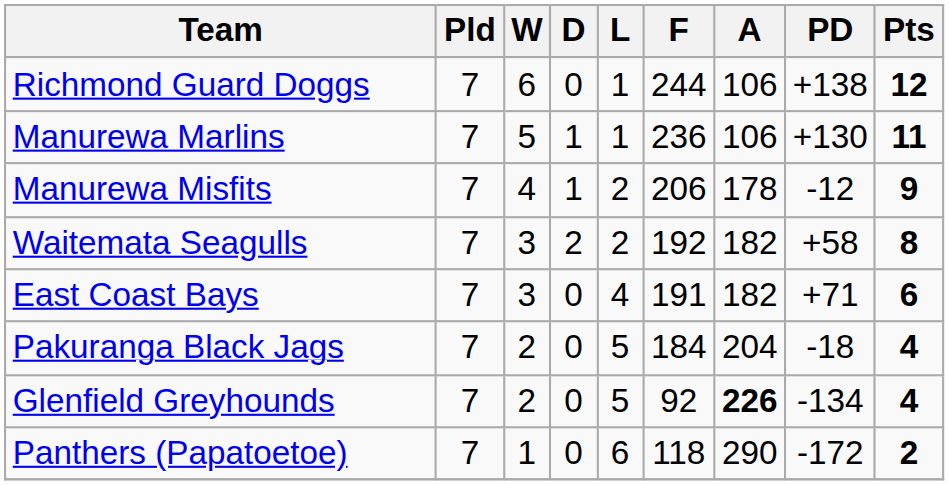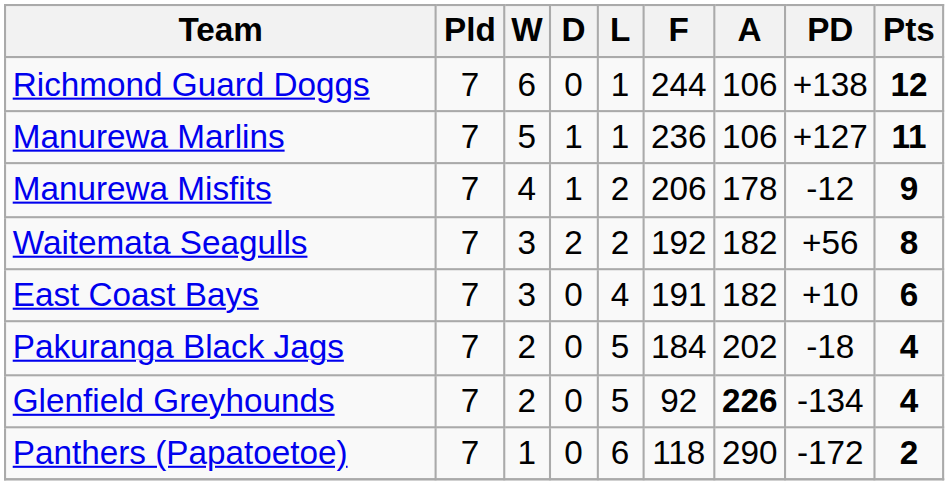(830, 136) +130 -> (830, 136) +127
(830, 242) +58 -> (830, 242) +56
(830, 294) +71 -> (830, 294) +10
(750, 347) 204 -> (750, 347) 202
